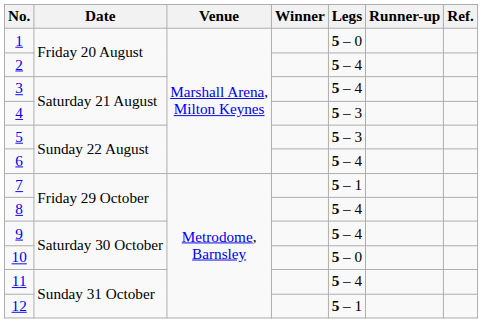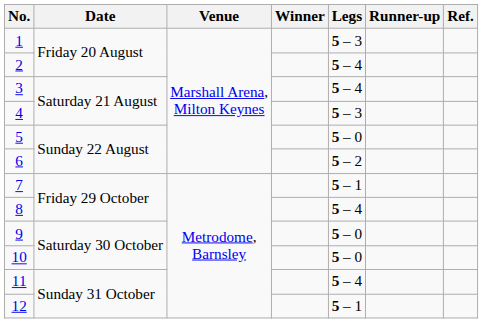(347, 40) 5 – 0 -> (347, 40) 5 – 3
(347, 137) 5 – 3 -> (347, 137) 5 – 0
(347, 161) 5 – 4 -> (347, 161) 5 – 2
(347, 233) 5 – 4 -> (347, 233) 5 – 0
